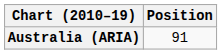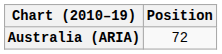(180, 38) 91 -> (180, 38) 72
